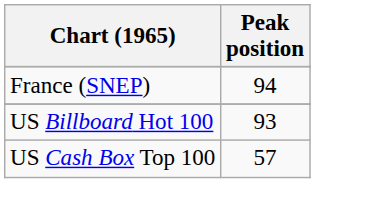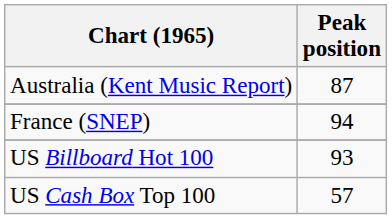+ row: (151, 85)
